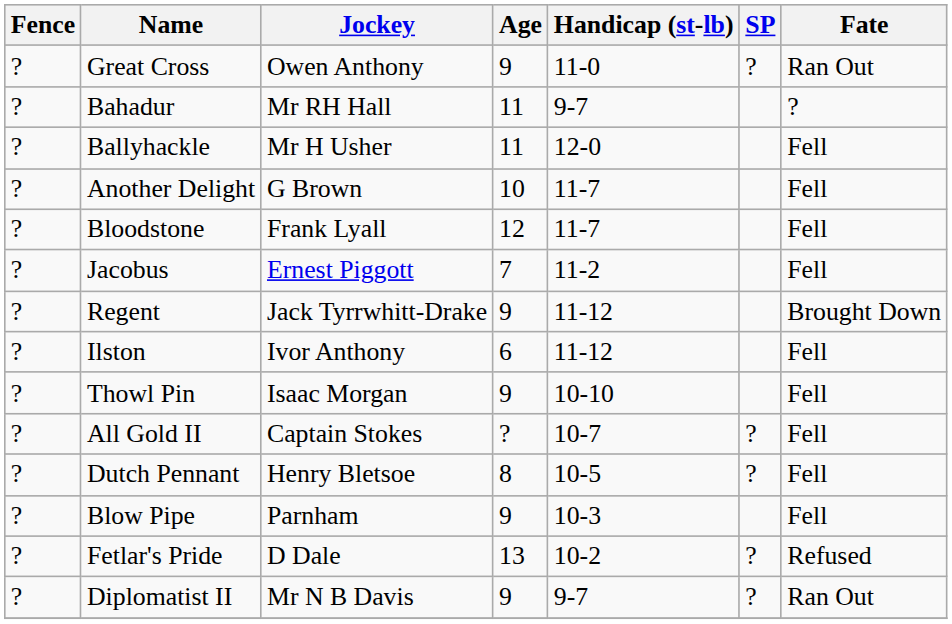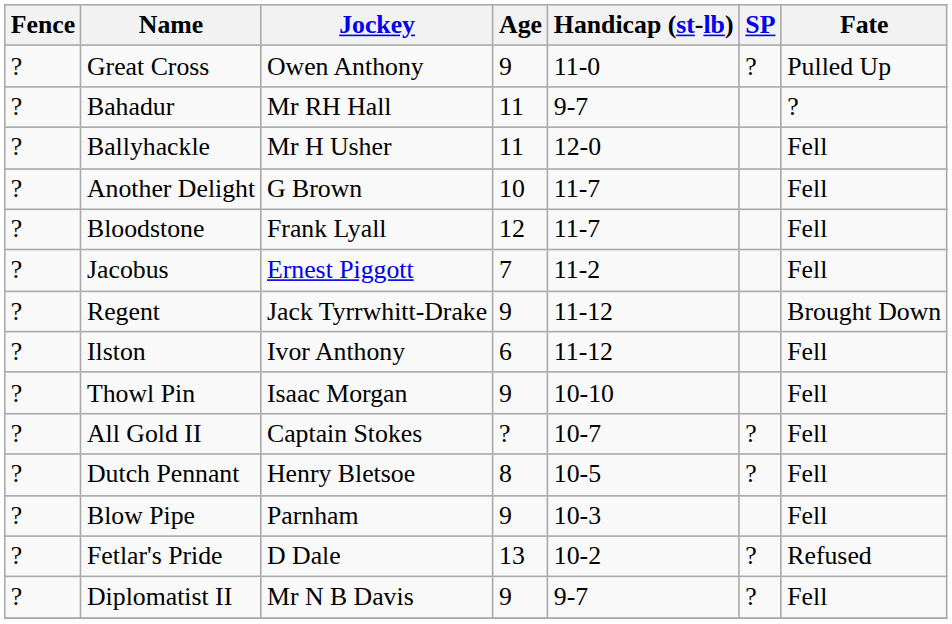(831, 65) Ran Out -> (839, 65) Pulled Up
(831, 596) Ran Out -> (807, 596) Fell
